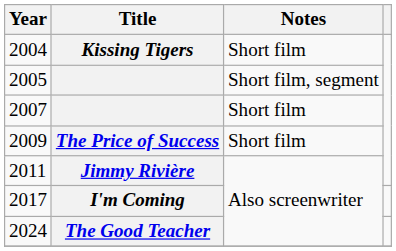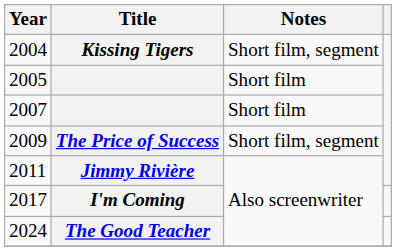(267, 49) Short film -> (303, 49) Short film, segment
(303, 79) Short film, segment -> (267, 79) Short film
(267, 140) Short film -> (303, 140) Short film, segment
